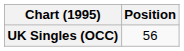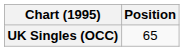(150, 35) 56 -> (150, 35) 65
